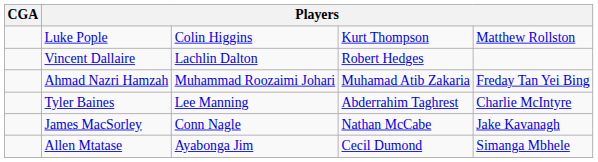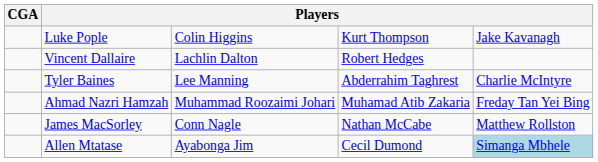(526, 37) Matthew Rollston -> (518, 37) Jake Kavanagh
rows swapped: (79, 102) <-> (106, 80)
(518, 124) Jake Kavanagh -> (526, 124) Matthew Rollston
(523, 146) no background -> (523, 146) lightblue background
